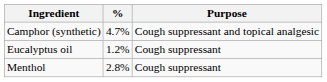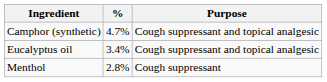(118, 49) 1.2% -> (118, 49) 3.4%
(178, 49) Cough suppressant -> (227, 49) Cough suppressant and topical analgesic
